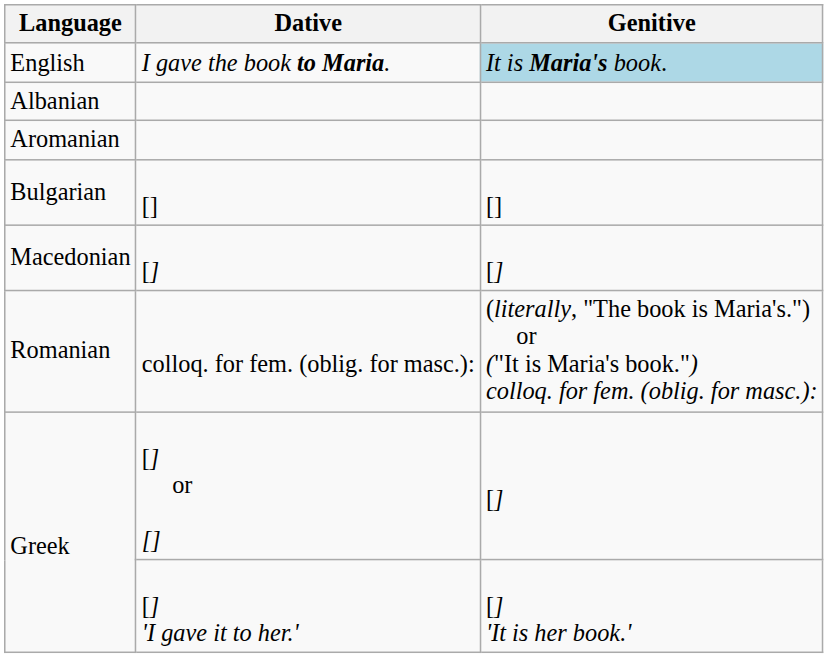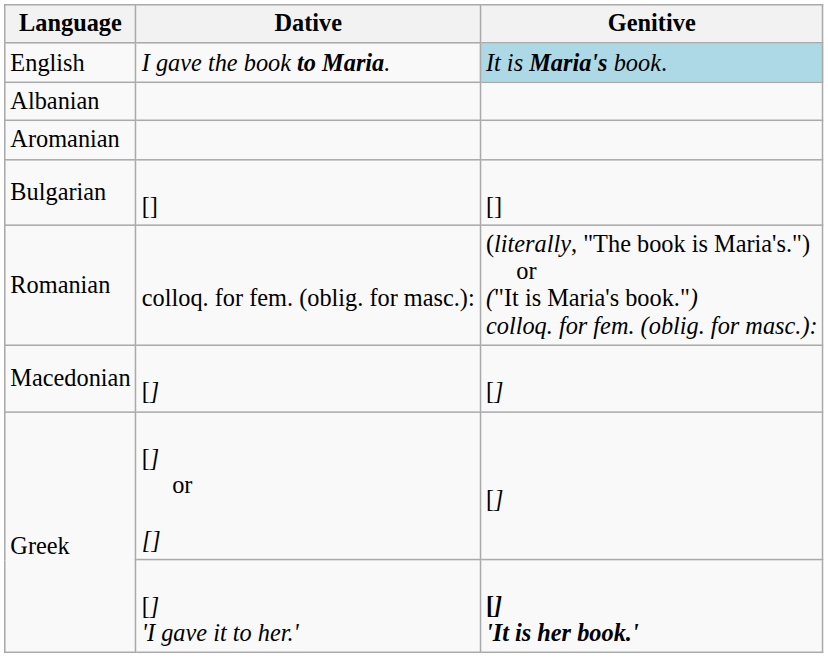rows swapped: (60, 350) <-> (70, 257)
(559, 619) normal -> (562, 619) bold
